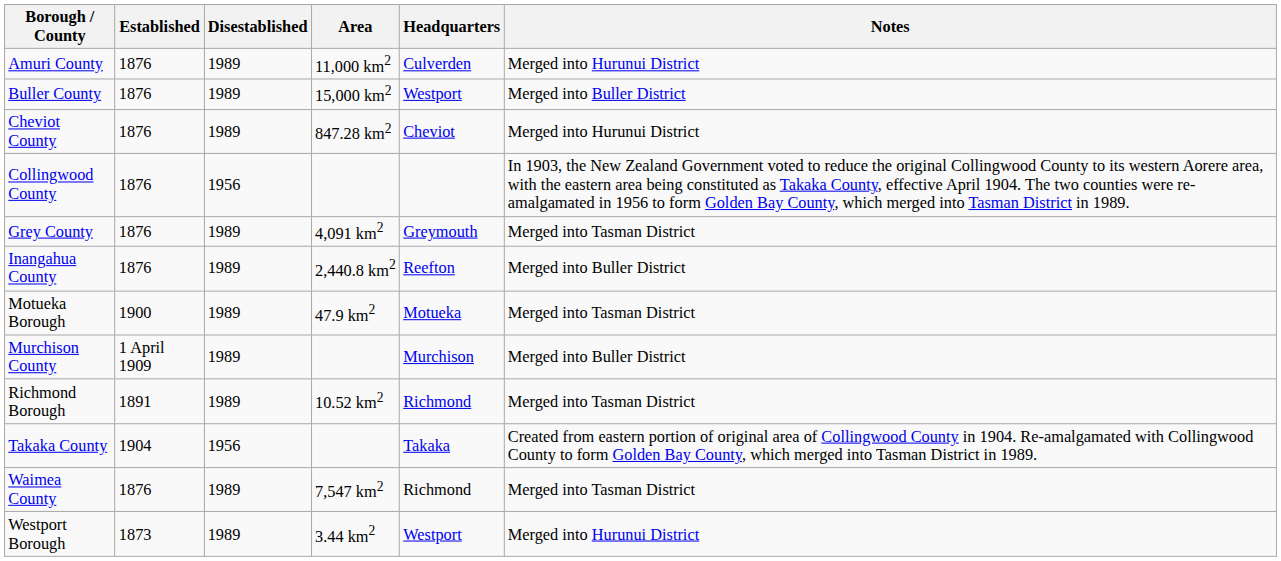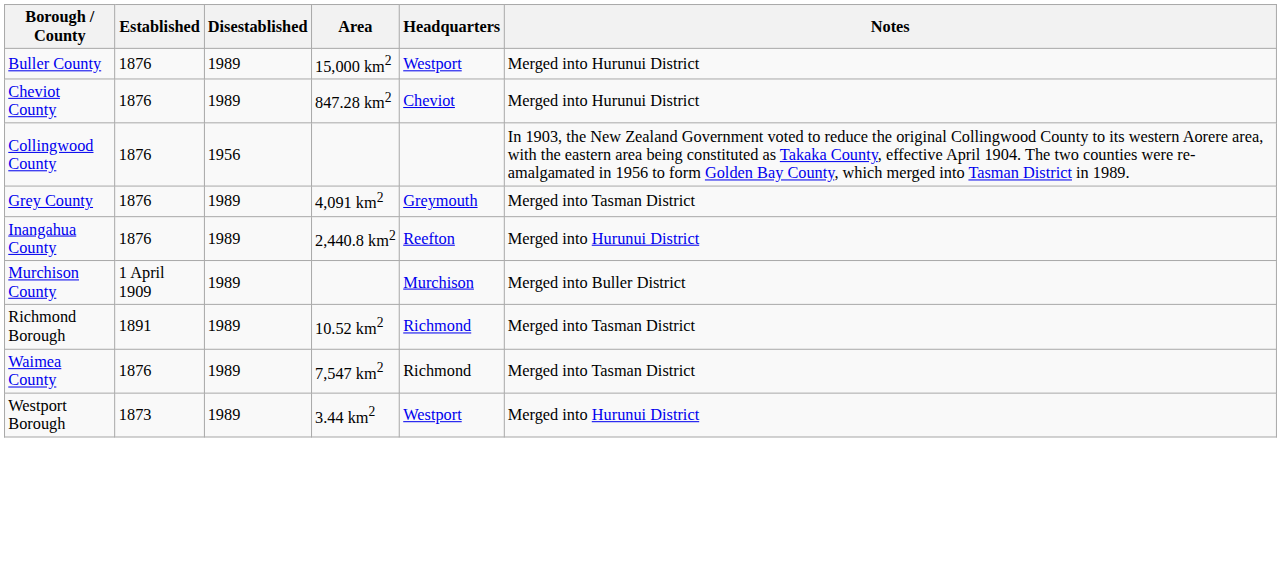- row: (56, 63)
(597, 94) Merged into Buller District -> (603, 63) Merged into Hurunui District
(597, 268) Merged into Buller District -> (603, 238) Merged into Hurunui District
- row: (37, 312)
- row: (58, 445)
